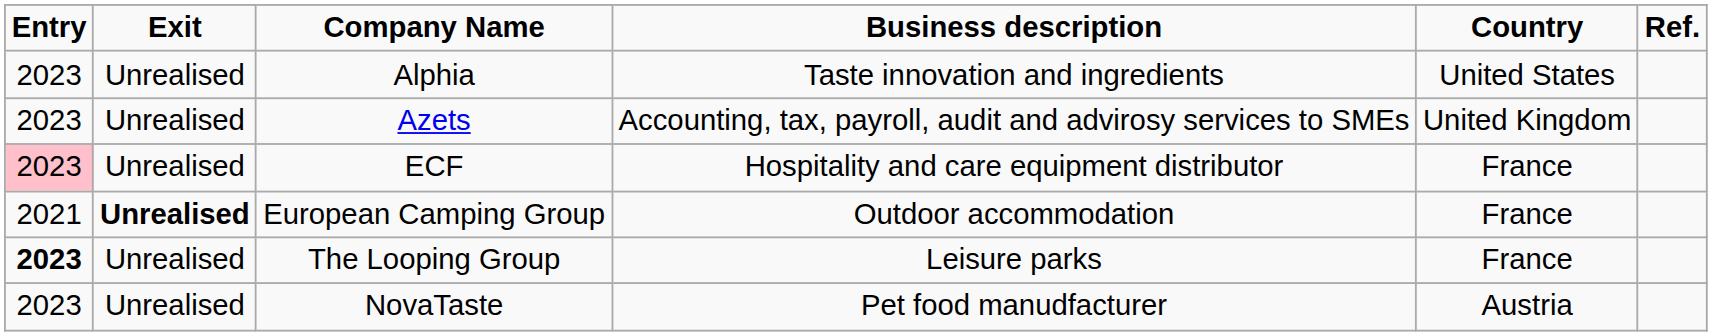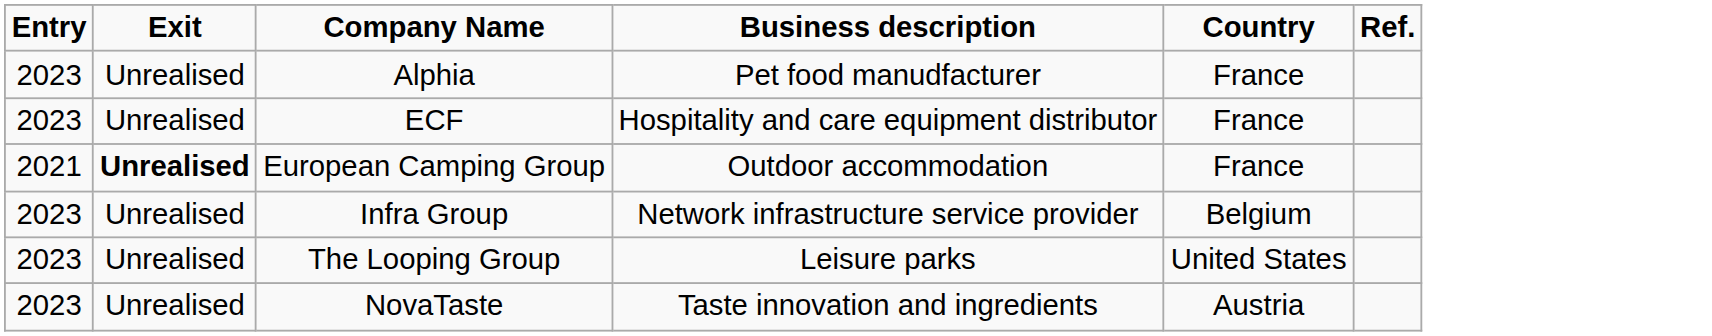(1014, 74) Taste innovation and ingredients -> (888, 74) Pet food manudfacturer
(1527, 74) United States -> (1259, 74) France
- row: (434, 120)
(49, 167) pink background -> (49, 120) no background
+ row: (434, 213)
(49, 259) bold -> (49, 259) normal
(1527, 259) France -> (1259, 259) United States
(1014, 306) Pet food manudfacturer -> (888, 306) Taste innovation and ingredients
